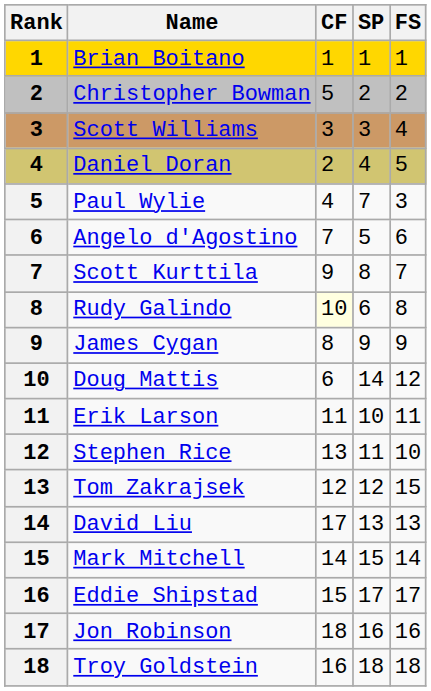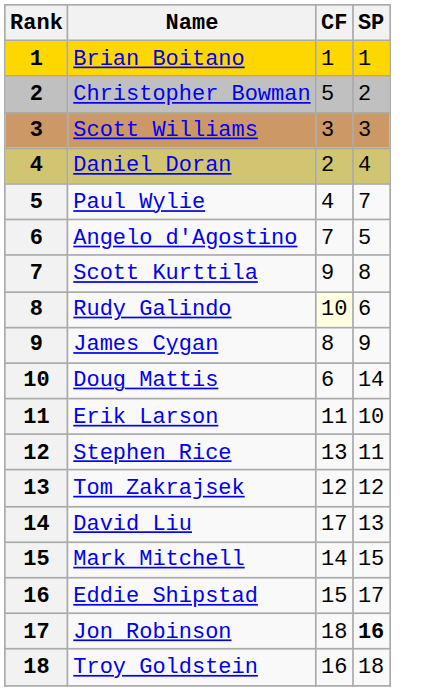- column: (408, 23)
(371, 631) normal -> (371, 631) bold
